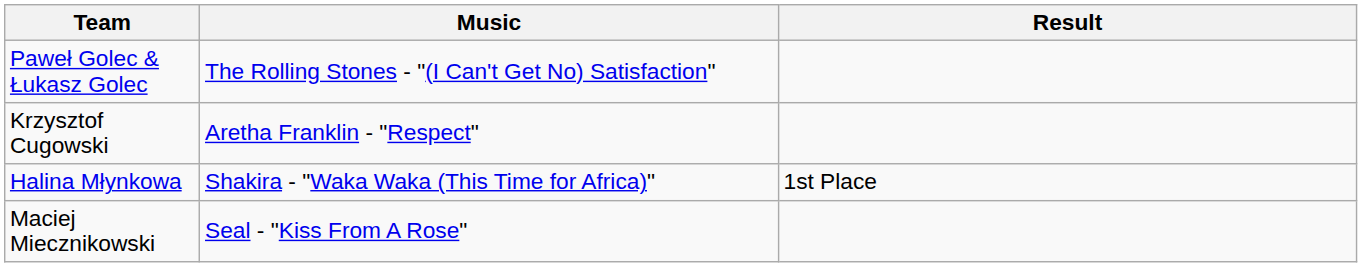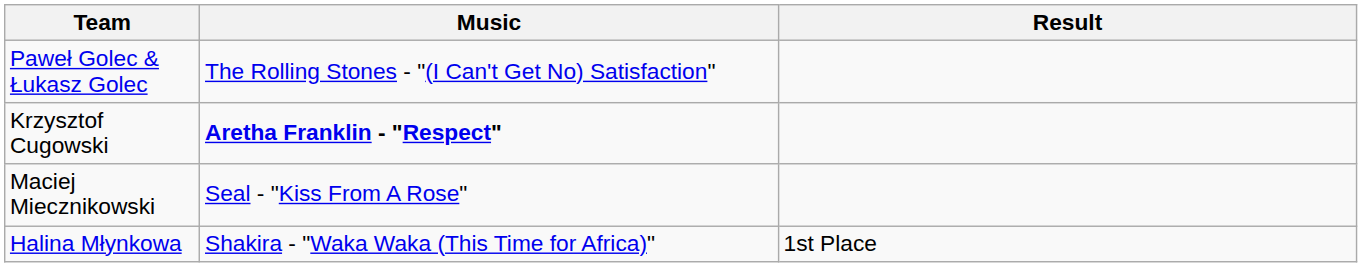(342, 132) normal -> (353, 132) bold
rows swapped: (83, 230) <-> (96, 181)
